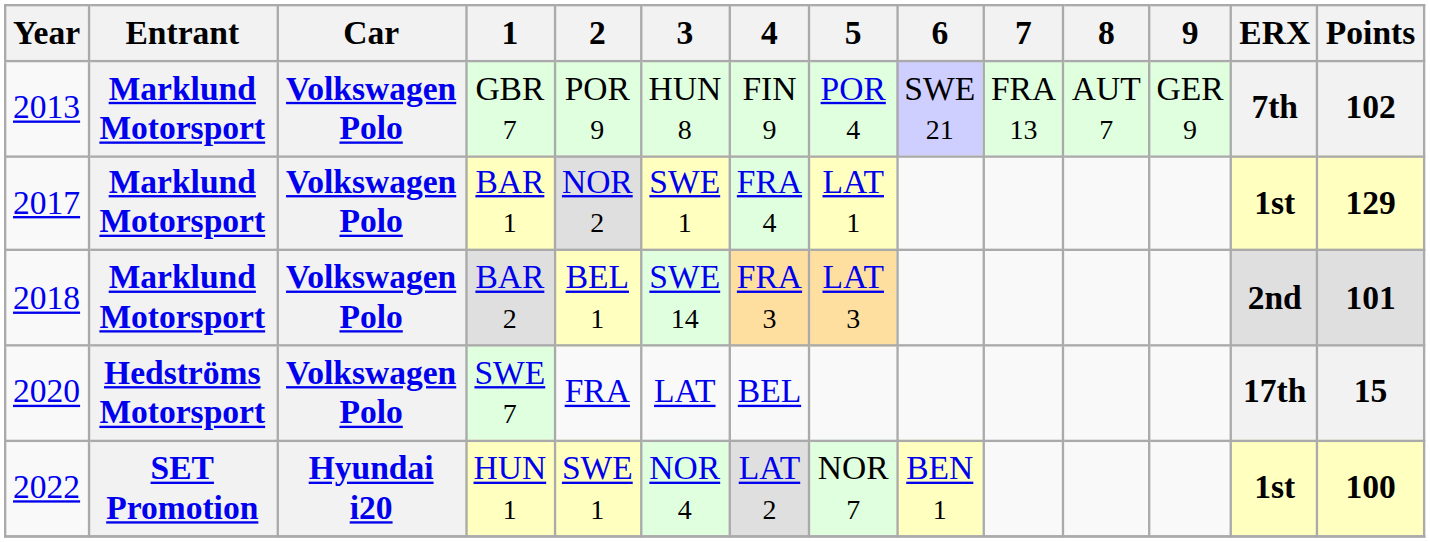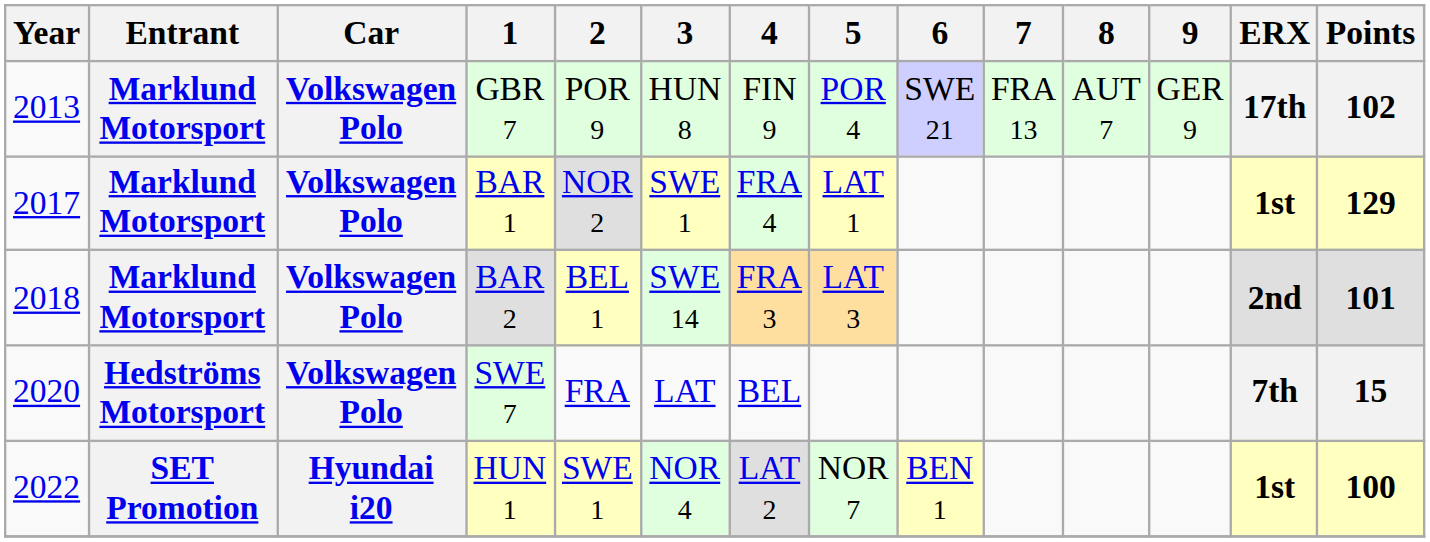(1275, 107) 7th -> (1275, 107) 17th
(1275, 392) 17th -> (1275, 392) 7th
